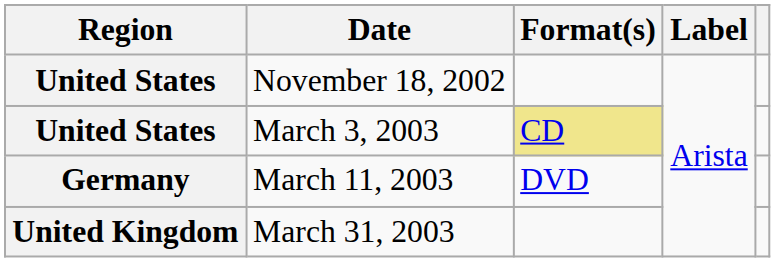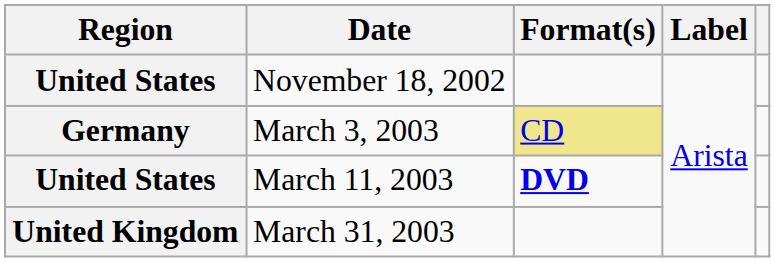(125, 130) United States -> (125, 130) Germany
(125, 180) Germany -> (125, 180) United States
(555, 180) normal -> (555, 180) bold
